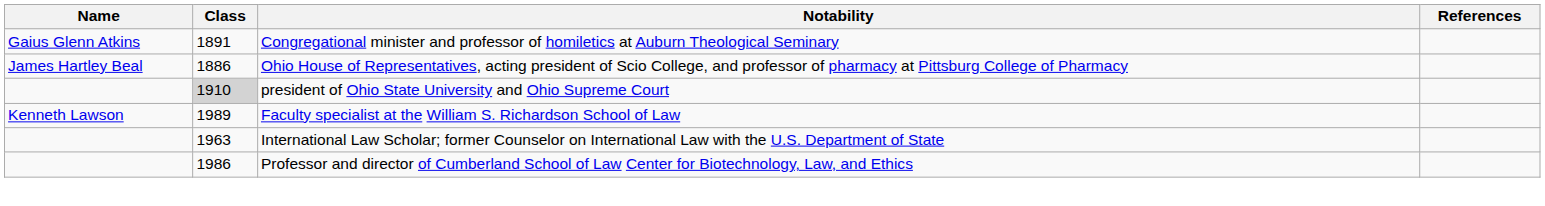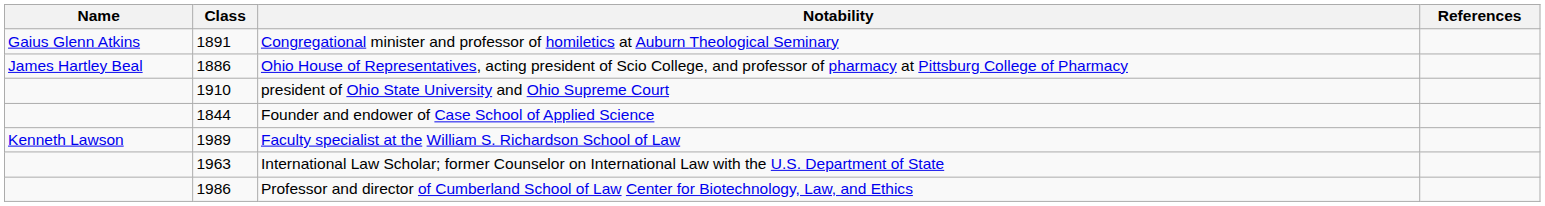(214, 90) lightgrey background -> (214, 90) no background
+ row: (458, 115)
